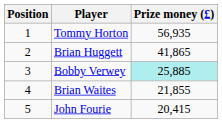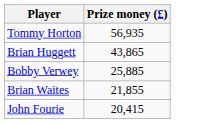- column: (28, 14)
(174, 52) 41,865 -> (127, 52) 43,865
(174, 71) paleturquoise background -> (127, 71) no background
